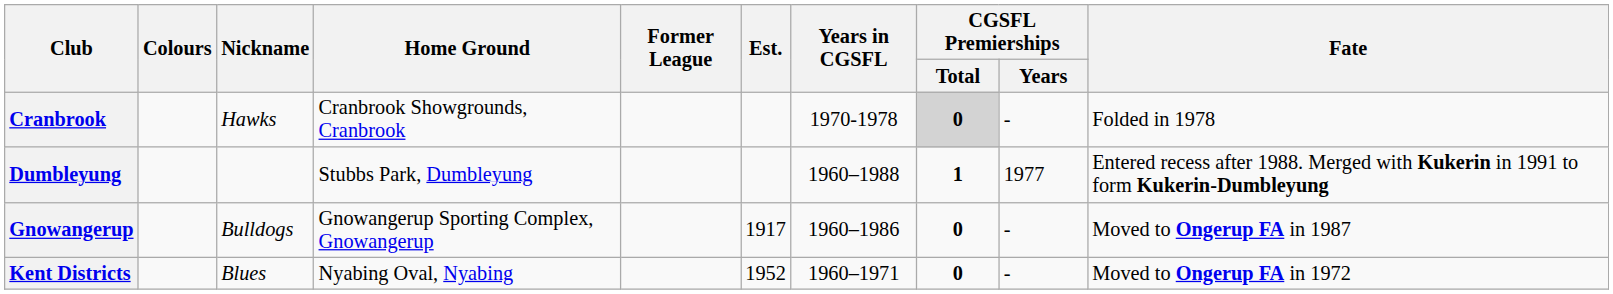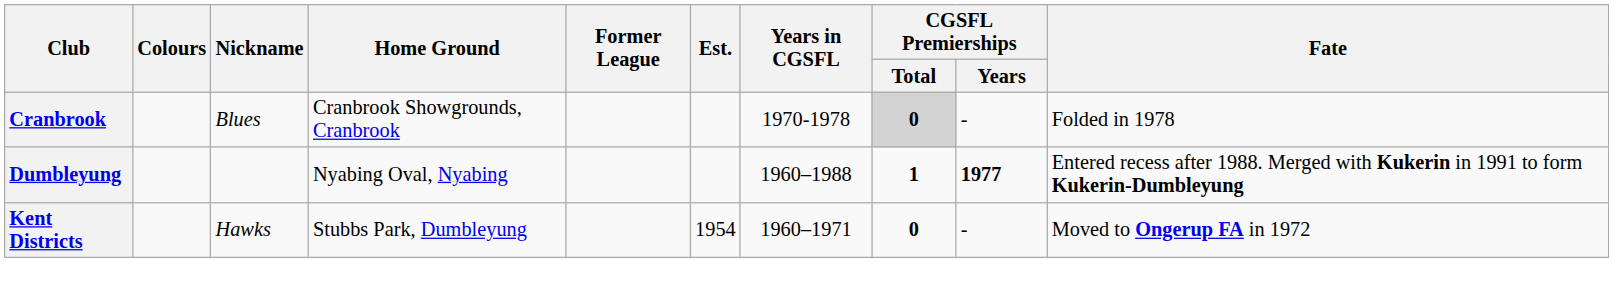(249, 119) Hawks -> (238, 119) Blues
(426, 174) Stubbs Park, Dumbleyung -> (410, 174) Nyabing Oval, Nyabing
(1024, 174) normal -> (981, 174) bold
- row: (71, 229)
(244, 273) Blues -> (243, 229) Hawks
(416, 273) Nyabing Oval, Nyabing -> (420, 229) Stubbs Park, Dumbleyung
(766, 273) 1952 -> (715, 229) 1954
